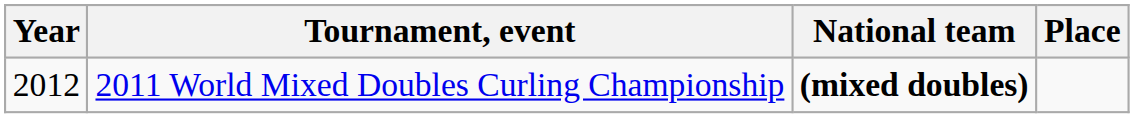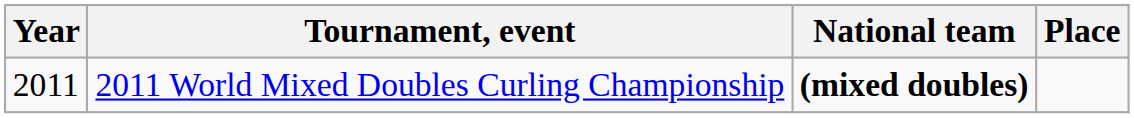(46, 84) 2012 -> (46, 84) 2011
